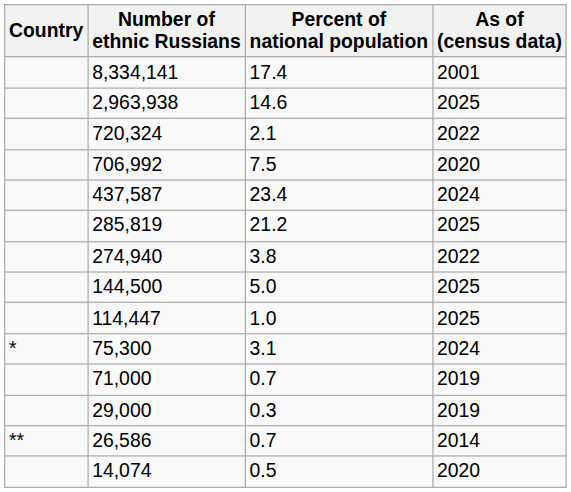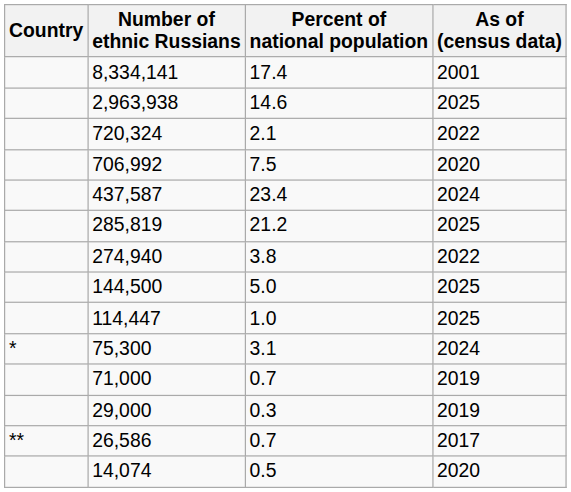(459, 440) 2014 -> (459, 440) 2017
